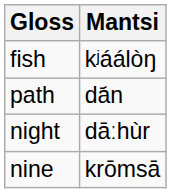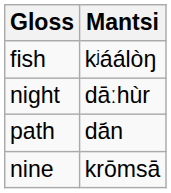rows swapped: (35, 132) <-> (32, 95)
